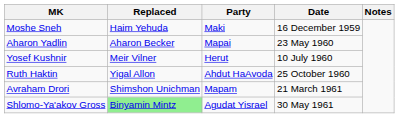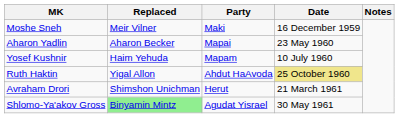(139, 27) Haim Yehuda -> (133, 27) Meir Vilner
(133, 58) Meir Vilner -> (139, 58) Haim Yehuda
(216, 58) Herut -> (221, 58) Mapam
(313, 74) no background -> (313, 74) khaki background
(221, 89) Mapam -> (216, 89) Herut
